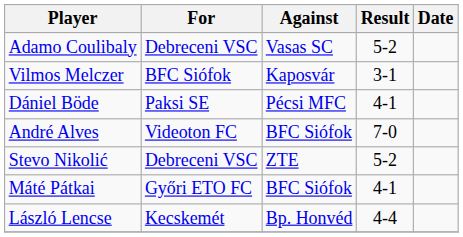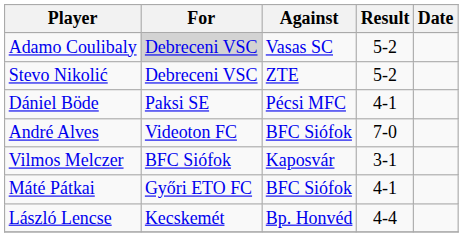(201, 47) no background -> (201, 47) lightgrey background
rows swapped: (66, 75) <-> (58, 160)
